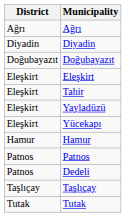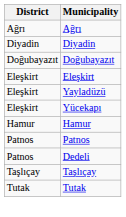- row: (73, 92)
